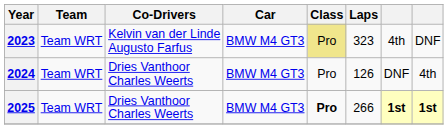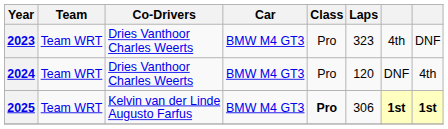(164, 41) Kelvin van der Linde Augusto Farfus -> (151, 41) Dries Vanthoor Charles Weerts
(327, 41) khaki background -> (327, 41) no background
(364, 74) 126 -> (364, 74) 120
(151, 108) Dries Vanthoor Charles Weerts -> (164, 108) Kelvin van der Linde Augusto Farfus
(364, 108) 266 -> (364, 108) 306
